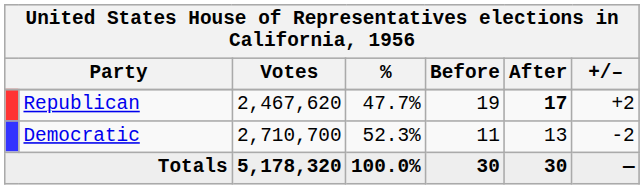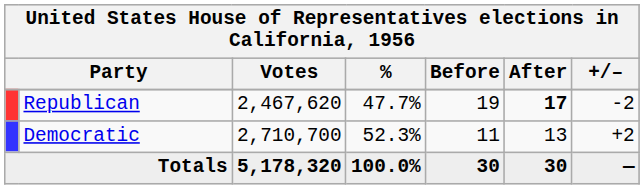(623, 105) +2 -> (623, 105) -2
(623, 137) -2 -> (623, 137) +2
